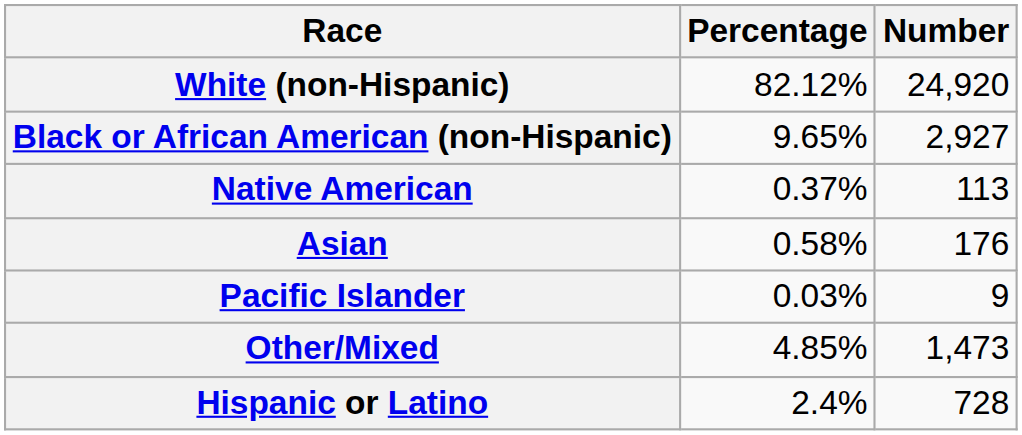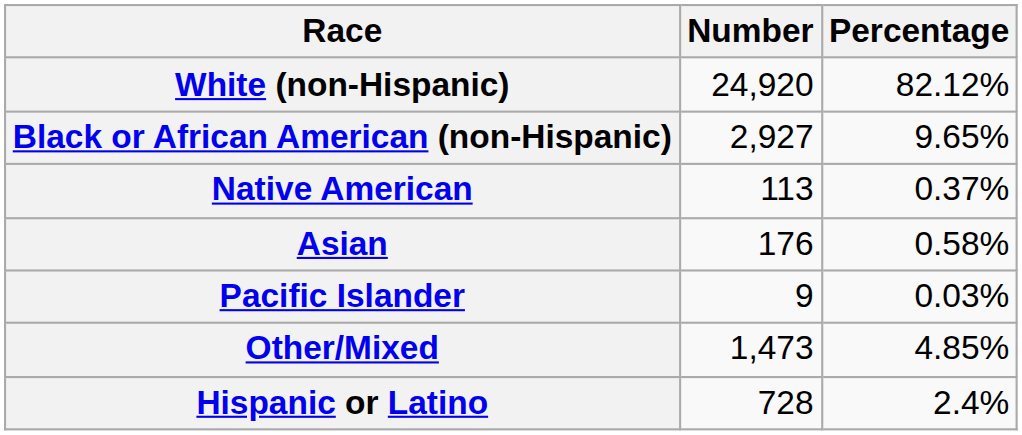columns swapped: (946, 31) <-> (777, 31)
